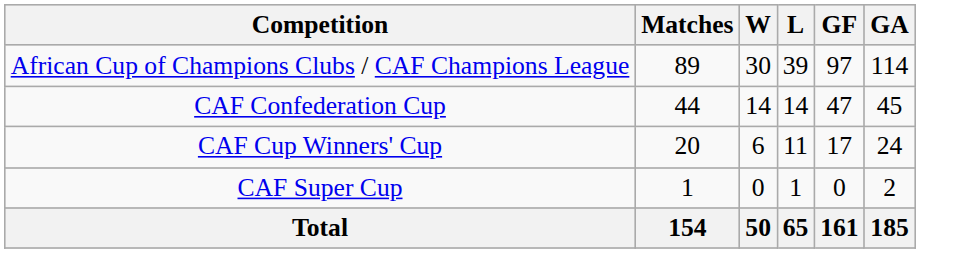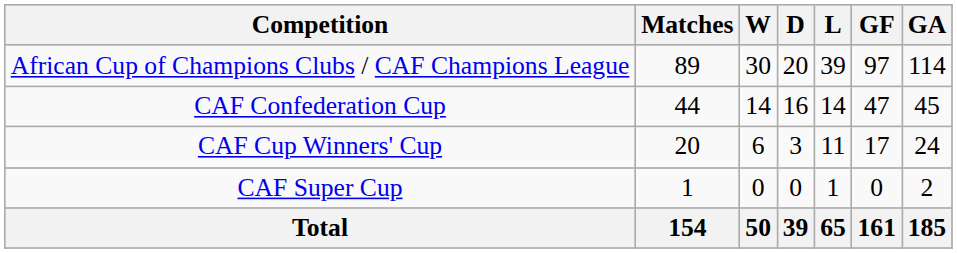+ column: (796, 24)
